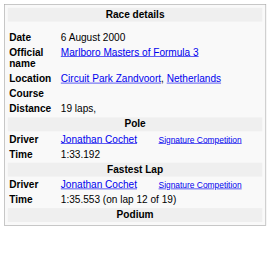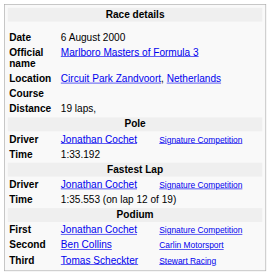+ row: (20, 230)
+ row: (27, 245)
+ row: (22, 260)
